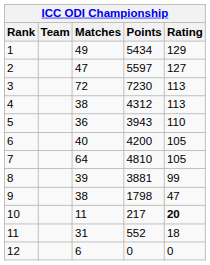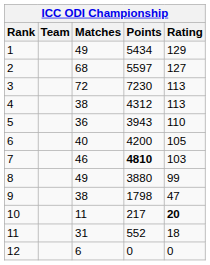(81, 68) 47 -> (81, 68) 68
(81, 159) 64 -> (81, 159) 46
(139, 159) normal -> (139, 159) bold
(177, 159) 105 -> (177, 159) 103
(81, 178) 39 -> (81, 178) 49
(139, 178) 3881 -> (139, 178) 3880
